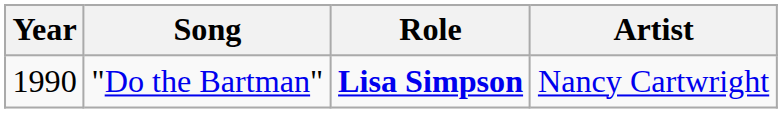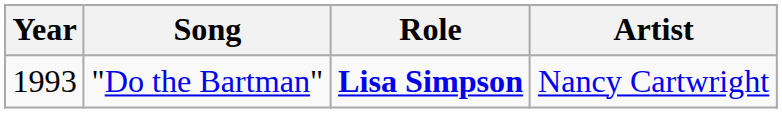(45, 81) 1990 -> (45, 81) 1993
